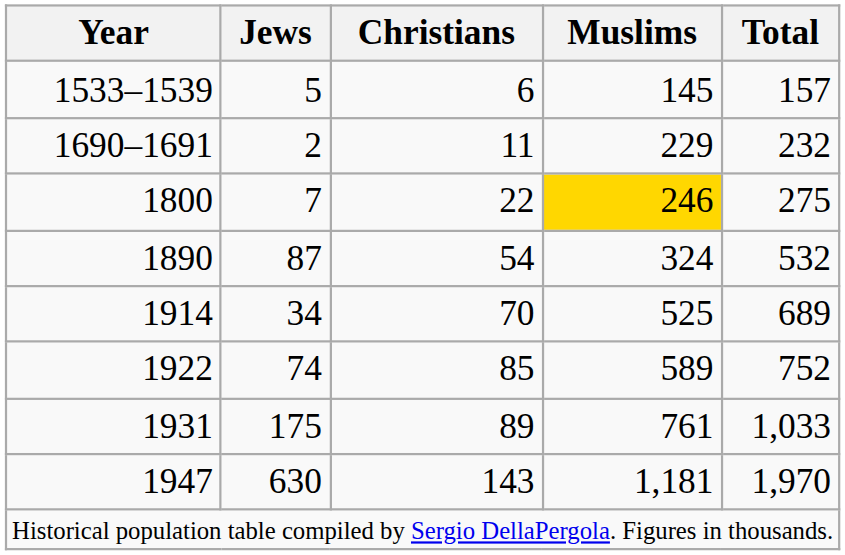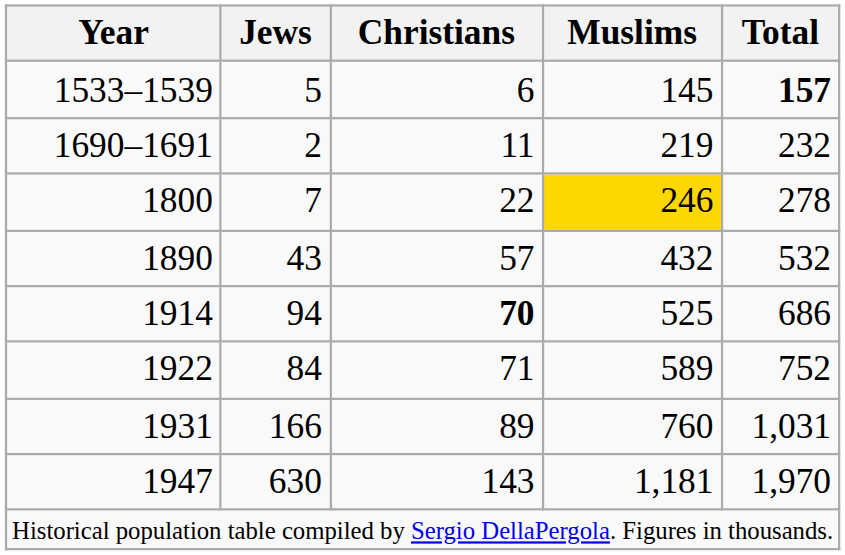(805, 88) normal -> (805, 88) bold
(687, 145) 229 -> (687, 145) 219
(805, 201) 275 -> (805, 201) 278
(304, 257) 87 -> (304, 257) 43
(517, 257) 54 -> (517, 257) 57
(687, 257) 324 -> (687, 257) 432
(304, 313) 34 -> (304, 313) 94
(517, 313) normal -> (517, 313) bold
(805, 313) 689 -> (805, 313) 686
(304, 369) 74 -> (304, 369) 84
(517, 369) 85 -> (517, 369) 71
(295, 425) 175 -> (295, 425) 166
(687, 425) 761 -> (687, 425) 760
(791, 425) 1,033 -> (791, 425) 1,031
